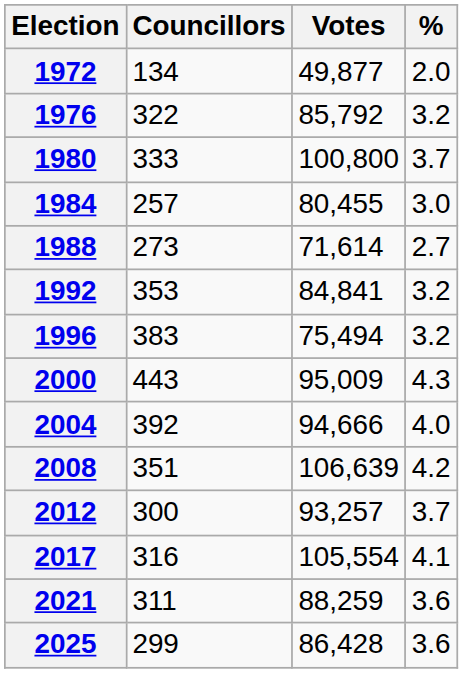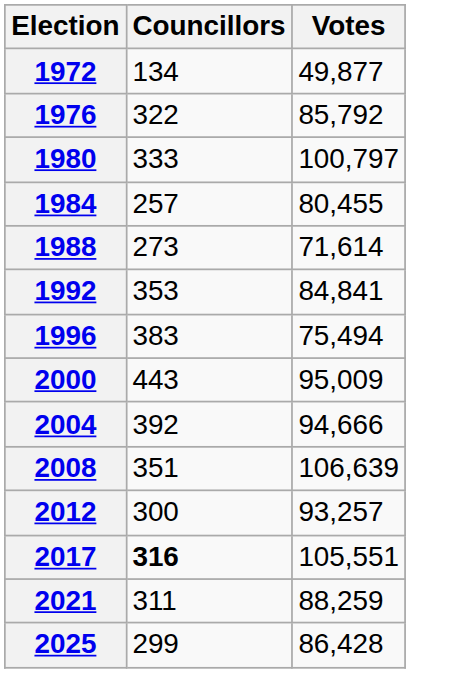- column: (431, 26)
(349, 159) 100,800 -> (349, 159) 100,797
(156, 556) normal -> (156, 556) bold
(349, 556) 105,554 -> (349, 556) 105,551
